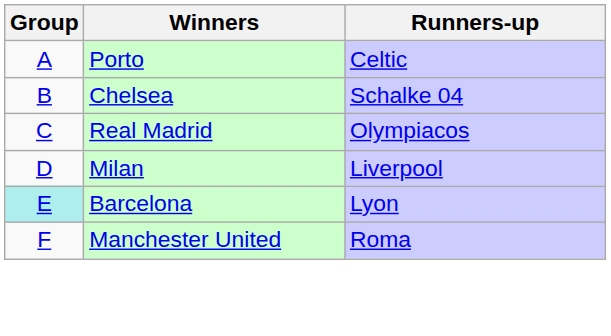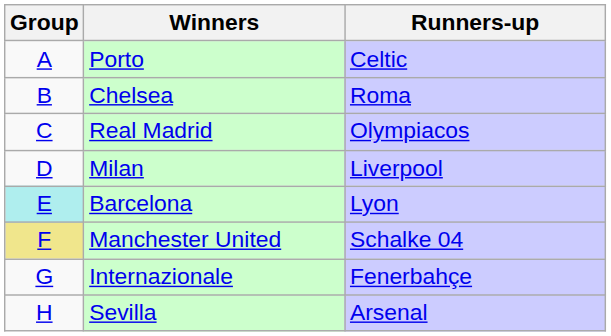(407, 95) Schalke 04 -> (380, 95) Roma
(44, 240) no background -> (44, 240) khaki background
(380, 240) Roma -> (407, 240) Schalke 04
+ row: (161, 276)
+ row: (123, 312)
